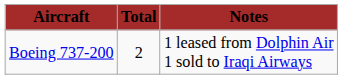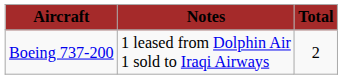columns swapped: (139, 17) <-> (249, 17)
